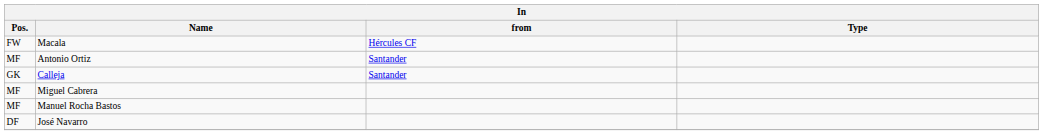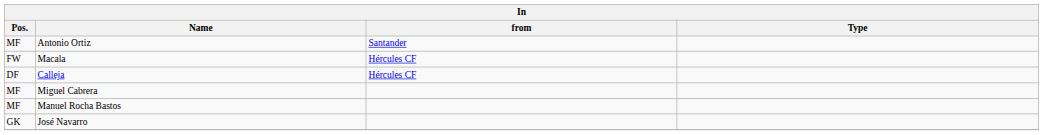rows swapped: (64, 59) <-> (52, 44)
(13, 75) GK -> (13, 75) DF
(388, 75) Santander -> (392, 75) Hércules CF
(13, 122) DF -> (13, 122) GK
